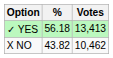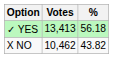columns swapped: (90, 12) <-> (57, 12)
